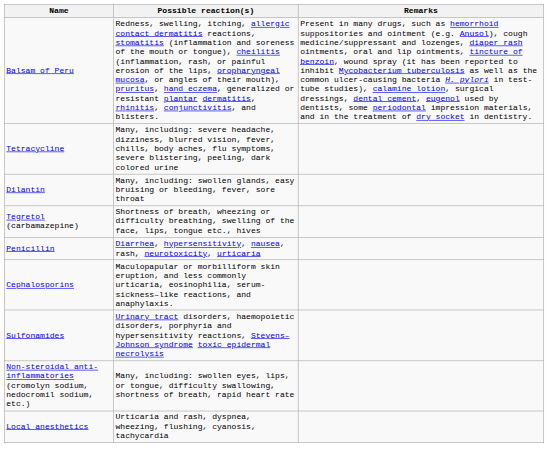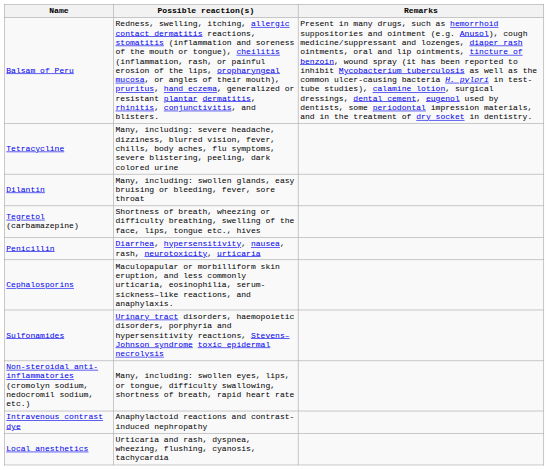+ row: (55, 422)
